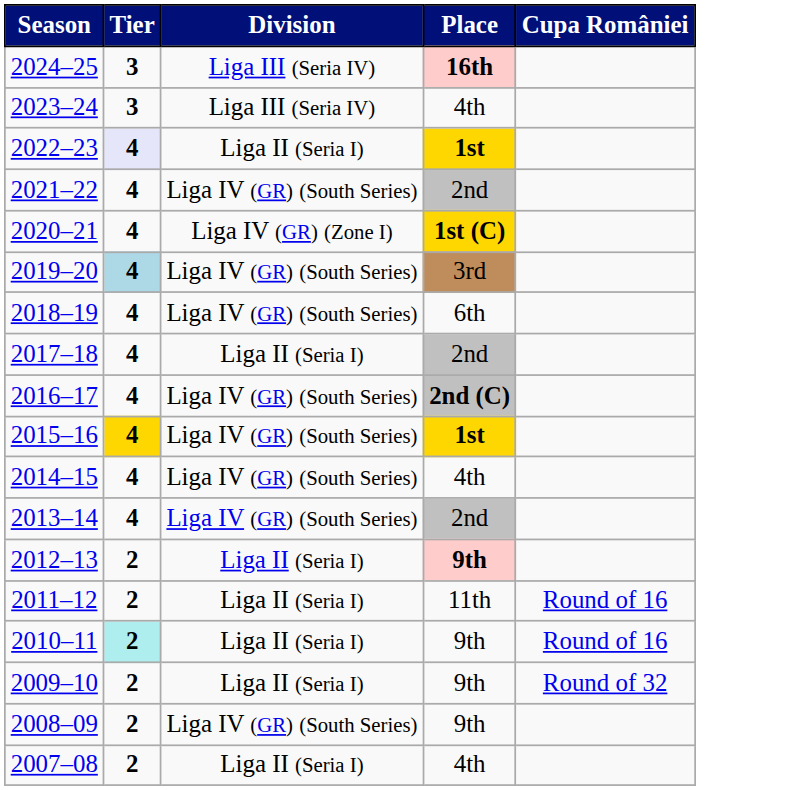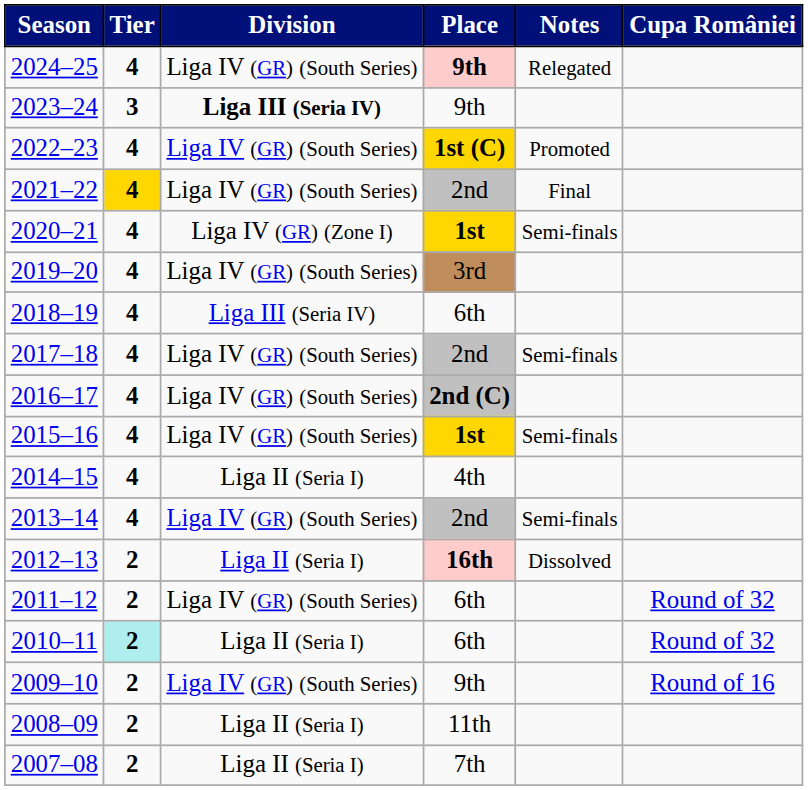+ column: (570, 25)
(132, 66) 3 -> (132, 66) 4
(292, 66) Liga III (Seria IV) -> (292, 66) Liga IV (GR) (South Series)
(470, 66) 16th -> (470, 66) 9th
(292, 107) normal -> (292, 107) bold
(470, 107) 4th -> (470, 107) 9th
(132, 148) lavender background -> (132, 148) no background
(292, 148) Liga II (Seria I) -> (292, 148) Liga IV (GR) (South Series)
(470, 148) 1st -> (470, 148) 1st (C)
(132, 189) no background -> (132, 189) gold background
(470, 230) 1st (C) -> (470, 230) 1st
(132, 271) lightblue background -> (132, 271) no background
(292, 313) Liga IV (GR) (South Series) -> (292, 313) Liga III (Seria IV)
(292, 354) Liga II (Seria I) -> (292, 354) Liga IV (GR) (South Series)
(132, 436) gold background -> (132, 436) no background
(292, 477) Liga IV (GR) (South Series) -> (292, 477) Liga II (Seria I)
(470, 559) 9th -> (470, 559) 16th
(292, 600) Liga II (Seria I) -> (292, 600) Liga IV (GR) (South Series)
(470, 600) 11th -> (470, 600) 6th
(605, 600) Round of 16 -> (713, 600) Round of 32
(470, 641) 9th -> (470, 641) 6th
(605, 641) Round of 16 -> (713, 641) Round of 32
(292, 682) Liga II (Seria I) -> (292, 682) Liga IV (GR) (South Series)
(605, 682) Round of 32 -> (713, 682) Round of 16
(292, 723) Liga IV (GR) (South Series) -> (292, 723) Liga II (Seria I)
(470, 723) 9th -> (470, 723) 11th
(470, 765) 4th -> (470, 765) 7th
